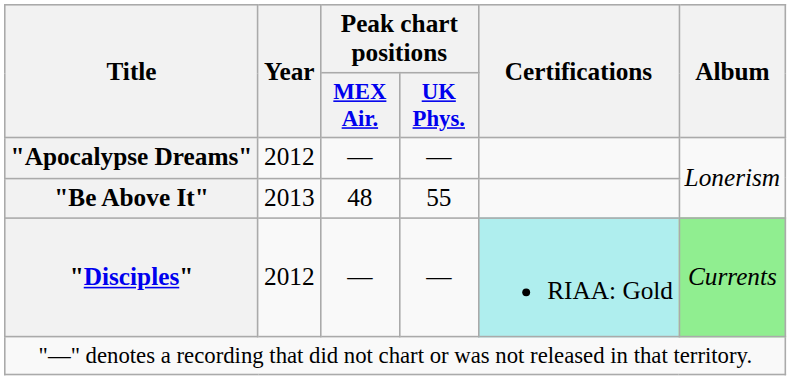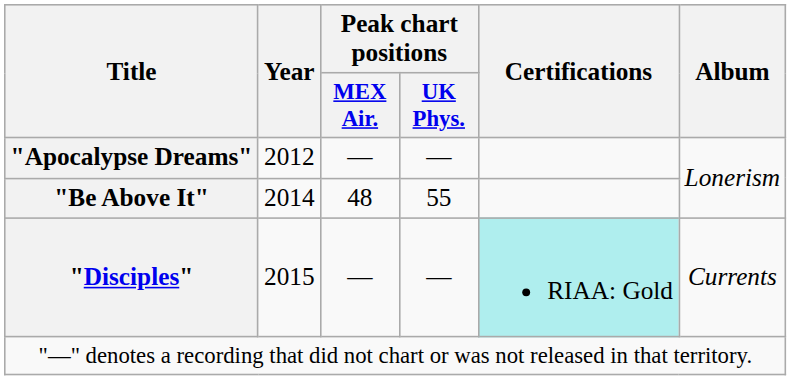(289, 197) 2013 -> (289, 197) 2014
(289, 277) 2012 -> (289, 277) 2015
(732, 277) lightgreen background -> (732, 277) no background
